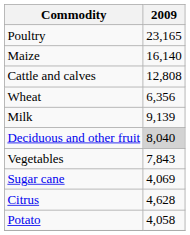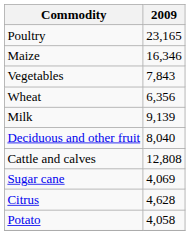(164, 55) 16,140 -> (164, 55) 16,346
rows swapped: (52, 76) <-> (35, 158)
(161, 138) lightgrey background -> (161, 138) no background
